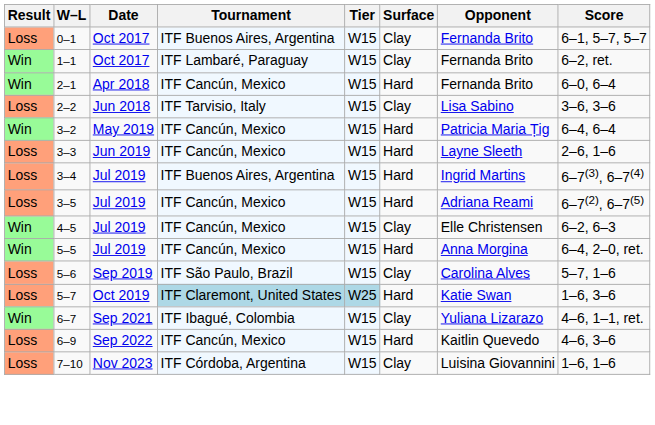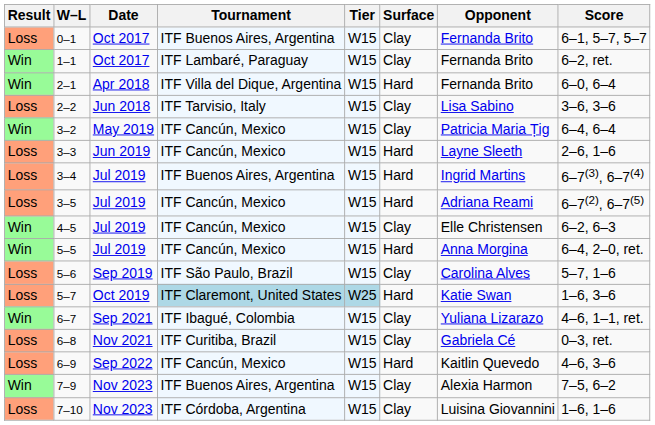(223, 83) ITF Cancún, Mexico -> (251, 83) ITF Villa del Dique, Argentina
(398, 128) Hard -> (397, 128) Clay
+ row: (67, 341)
+ row: (67, 386)
